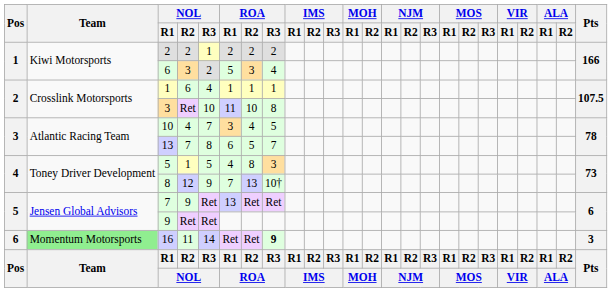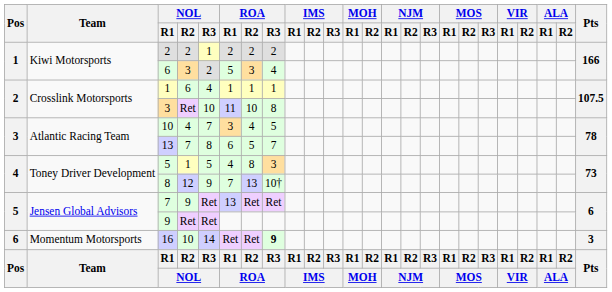(86, 239) lightgreen background -> (86, 239) no background
(188, 239) 11 -> (188, 239) 10
